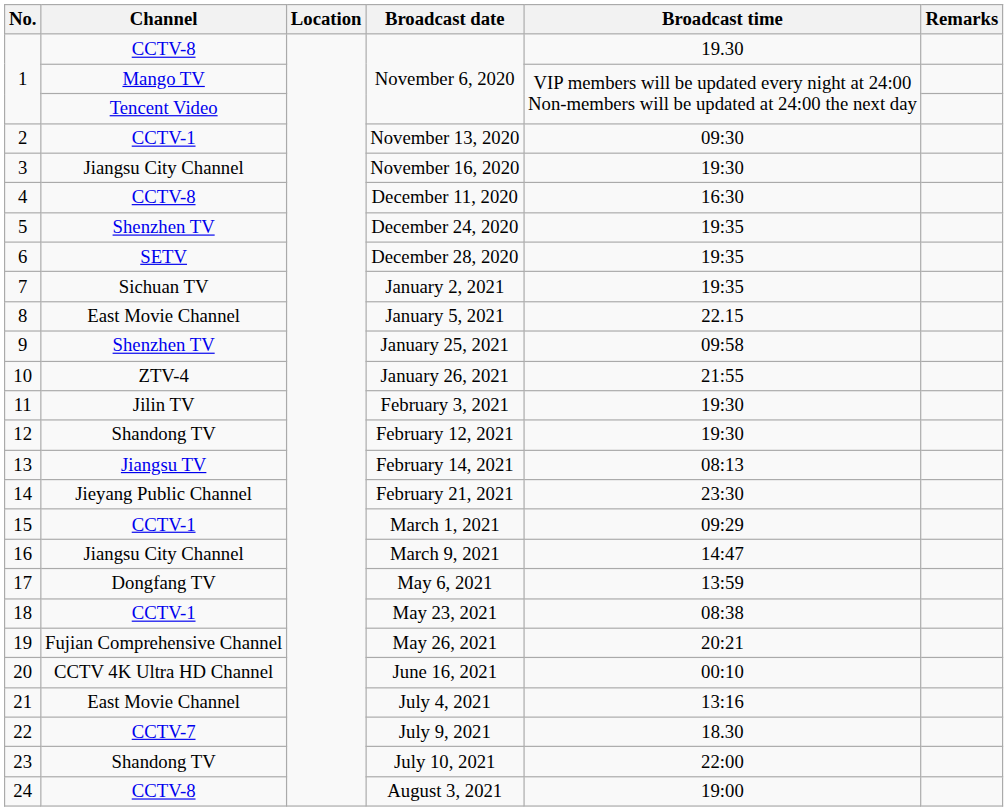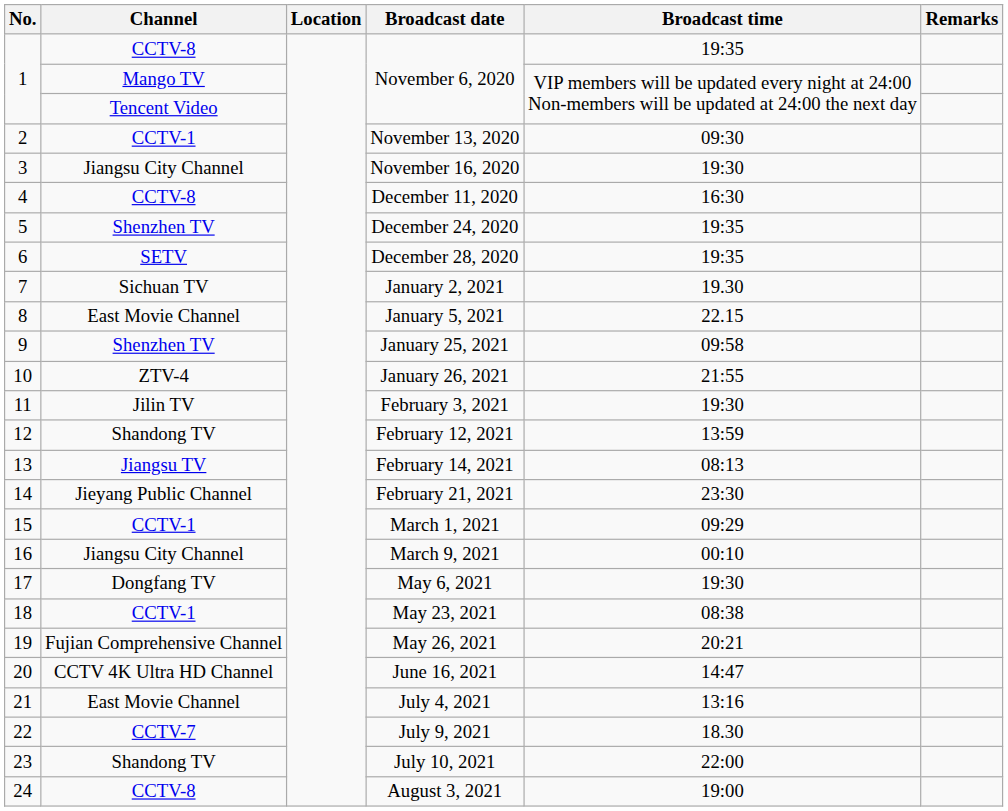(722, 49) 19.30 -> (722, 49) 19:35
(722, 286) 19:35 -> (722, 286) 19.30
(722, 434) 19:30 -> (722, 434) 13:59
(722, 553) 14:47 -> (722, 553) 00:10
(722, 583) 13:59 -> (722, 583) 19:30
(722, 672) 00:10 -> (722, 672) 14:47
